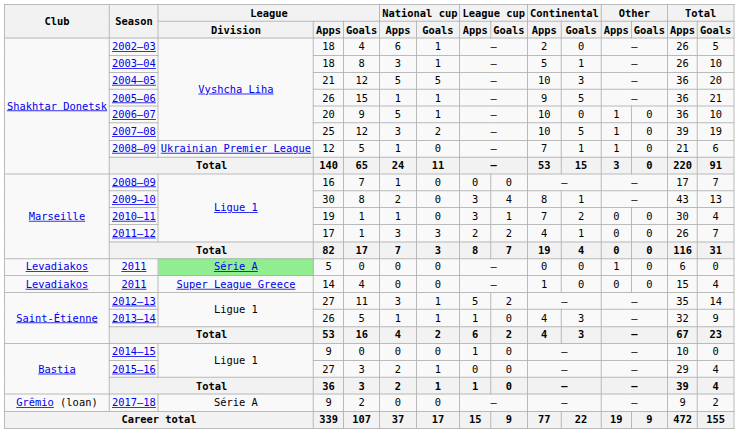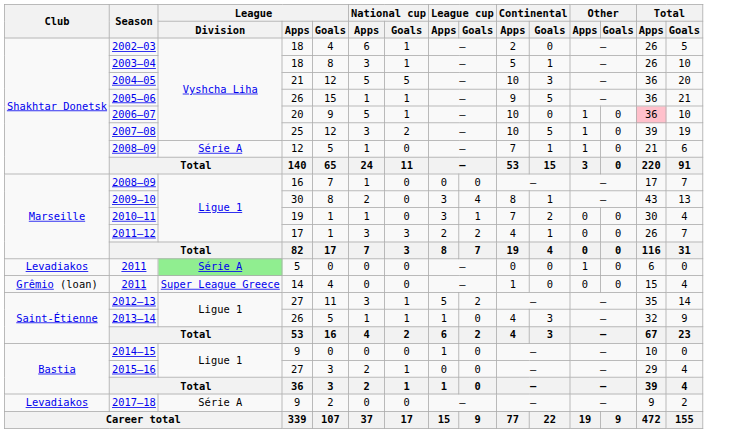(683, 115) no background -> (651, 115) pink background
(236, 148) Ukrainian Premier League -> (220, 148) Série A
(57, 284) Levadiakos -> (57, 284) Grêmio (loan)
(57, 403) Grêmio (loan) -> (57, 403) Levadiakos
